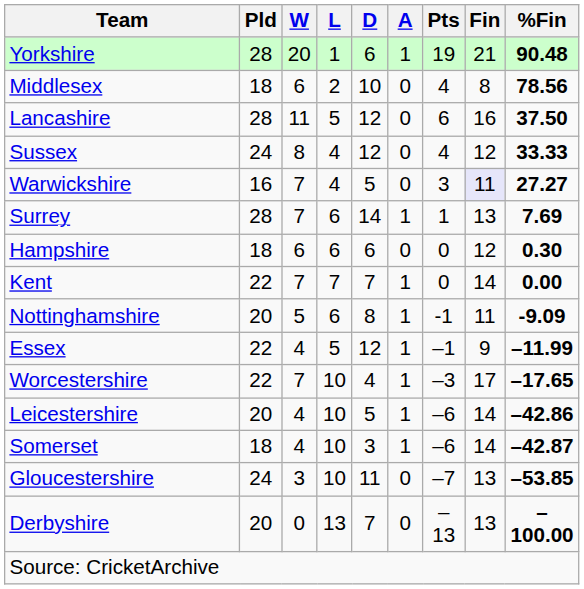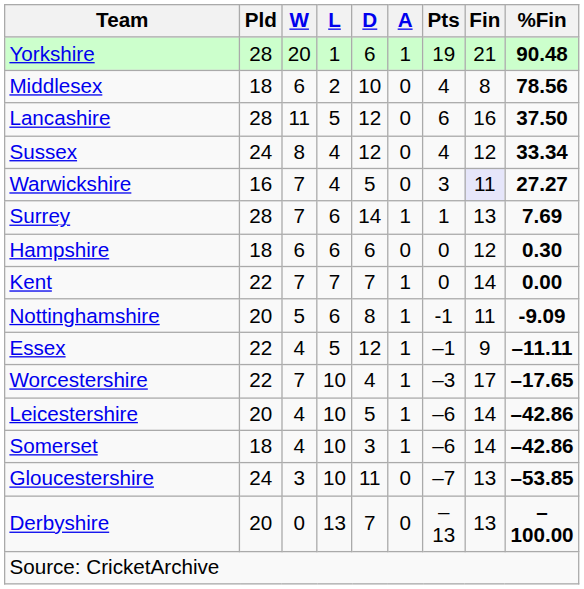(542, 151) 33.33 -> (542, 151) 33.34
(542, 348) –11.99 -> (542, 348) –11.11
(542, 446) –42.87 -> (542, 446) –42.86
